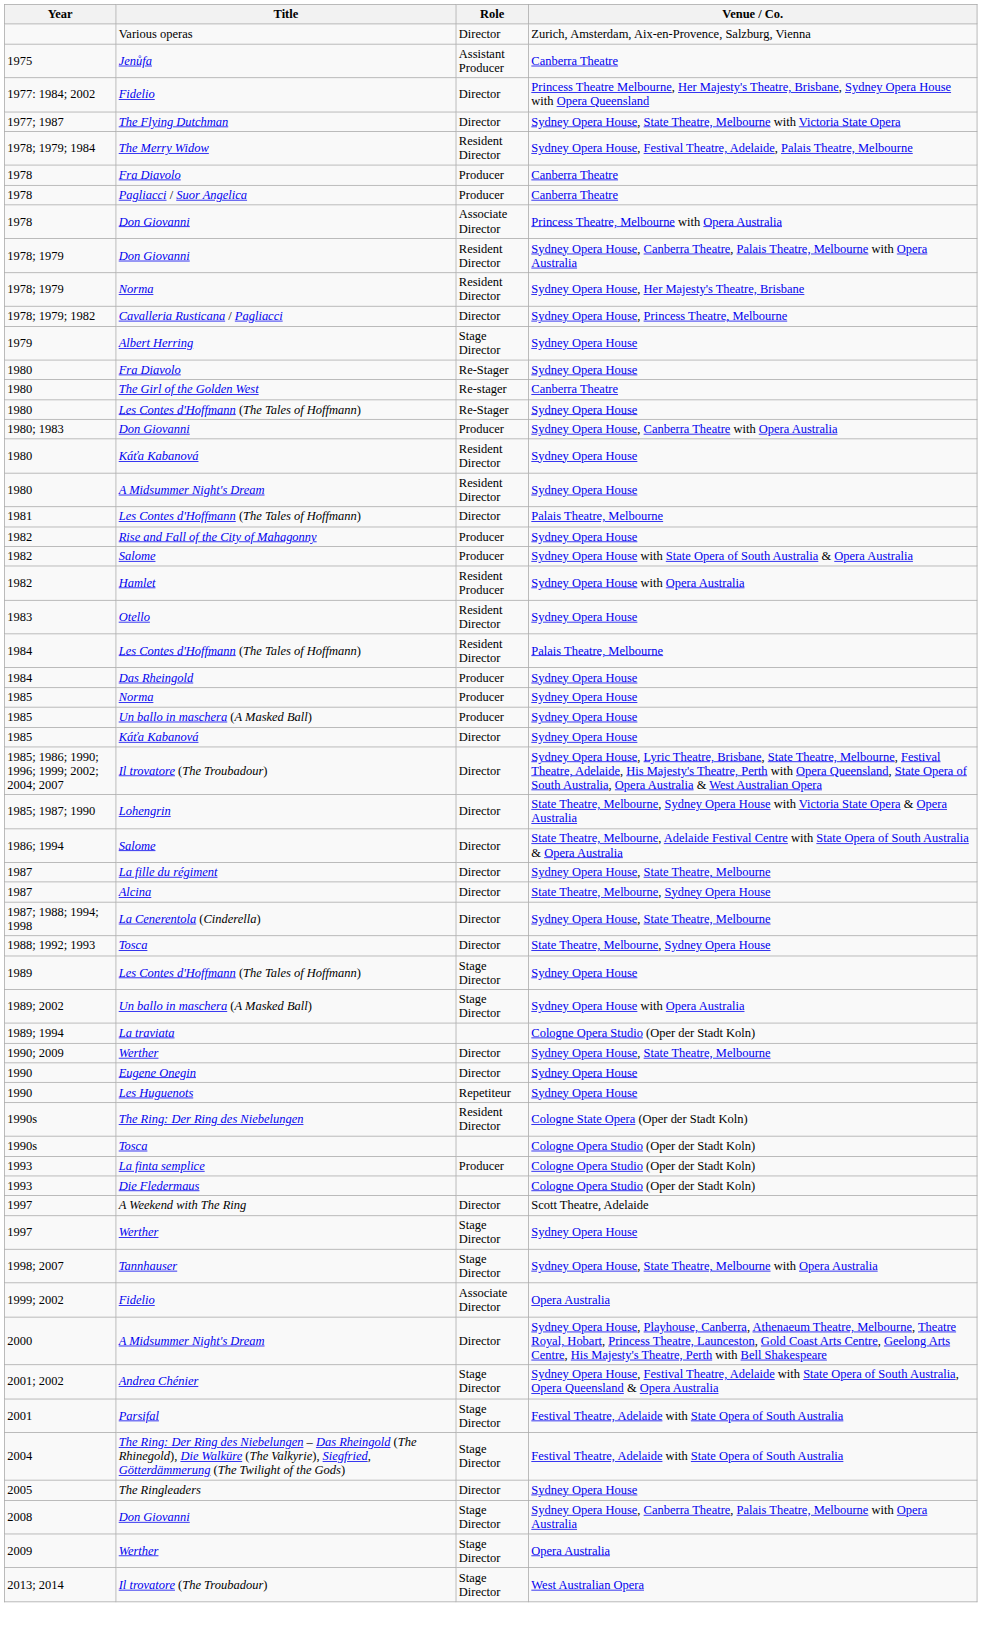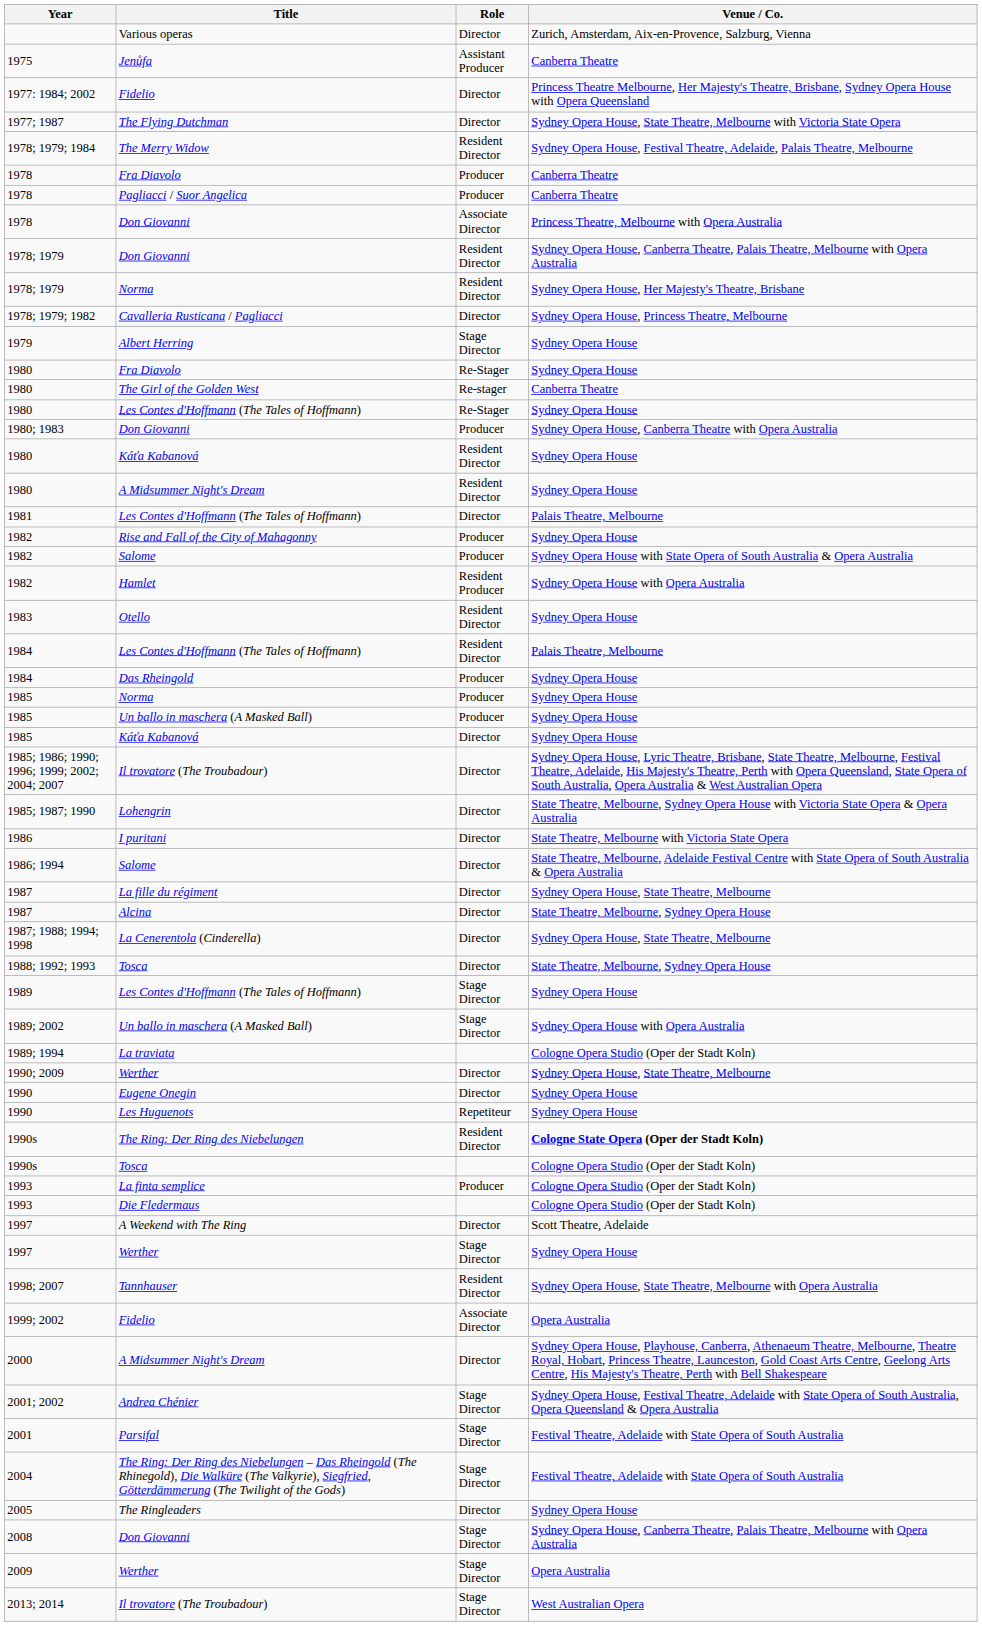+ row: (20, 838)
(639, 1119) normal -> (647, 1139) bold
(480, 1266) Stage Director -> (481, 1286) Resident Director
